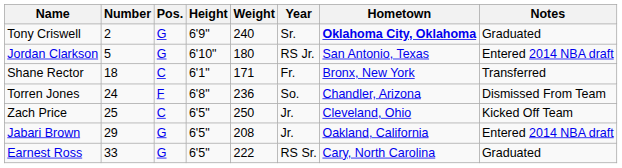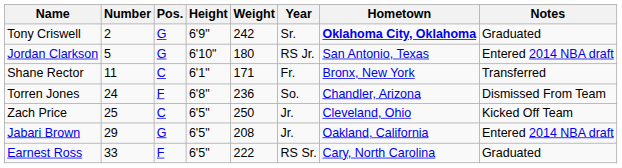(244, 34) 240 -> (244, 34) 242
(111, 73) 18 -> (110, 73) 11
(162, 152) G -> (161, 152) F
